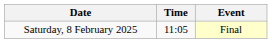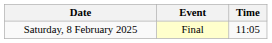columns swapped: (176, 13) <-> (231, 13)
